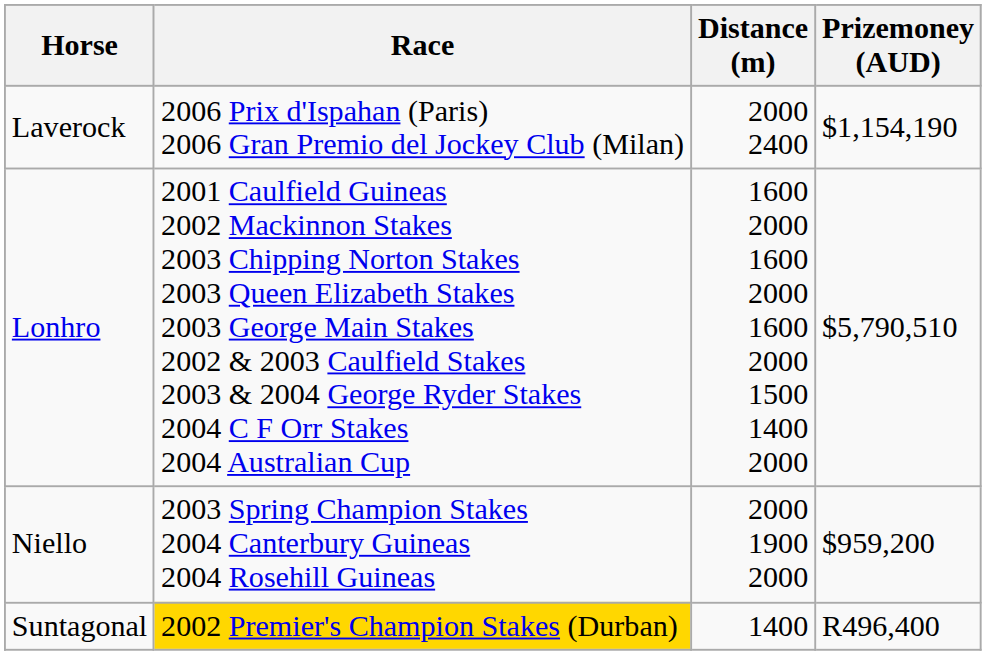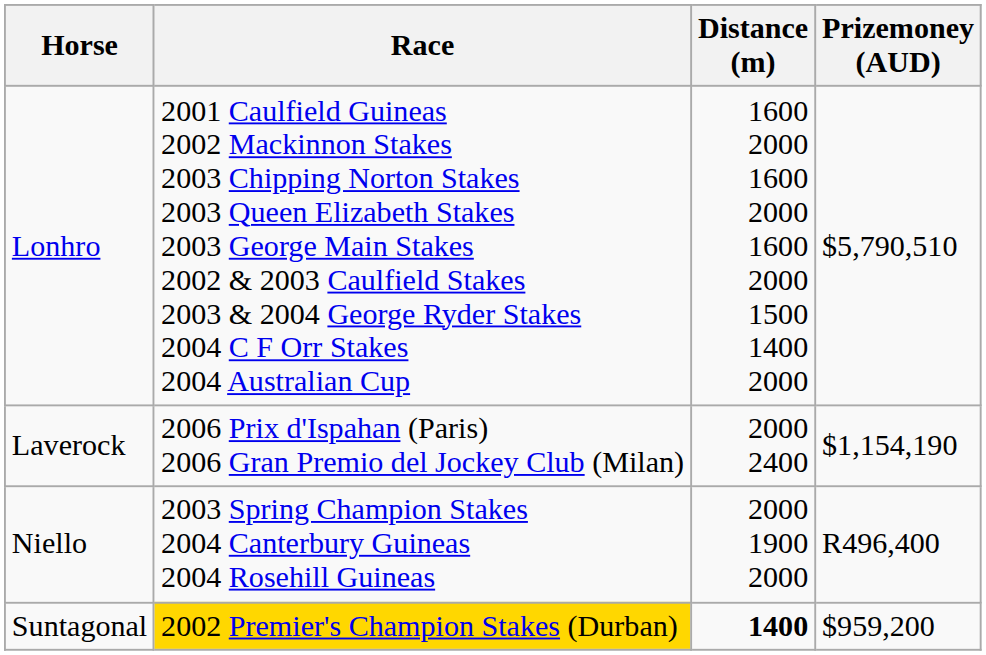rows swapped: (56, 326) <-> (69, 126)
(878, 543) $959,200 -> (881, 543) R496,400
(778, 625) normal -> (778, 625) bold
(881, 625) R496,400 -> (878, 625) $959,200
